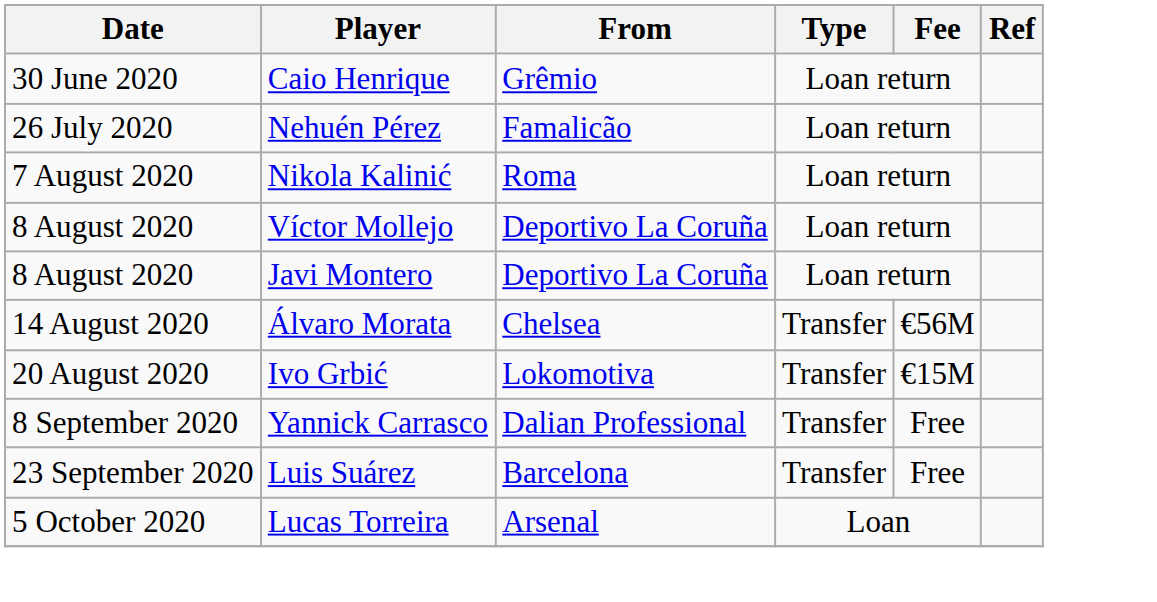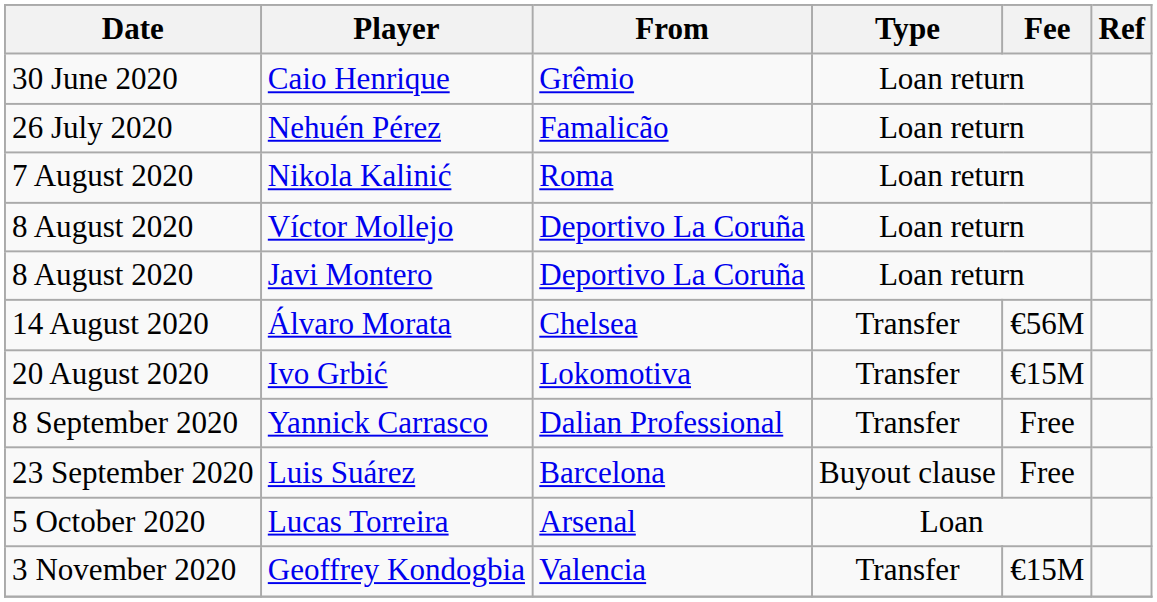(834, 472) Transfer -> (907, 472) Buyout clause
+ row: (396, 570)
